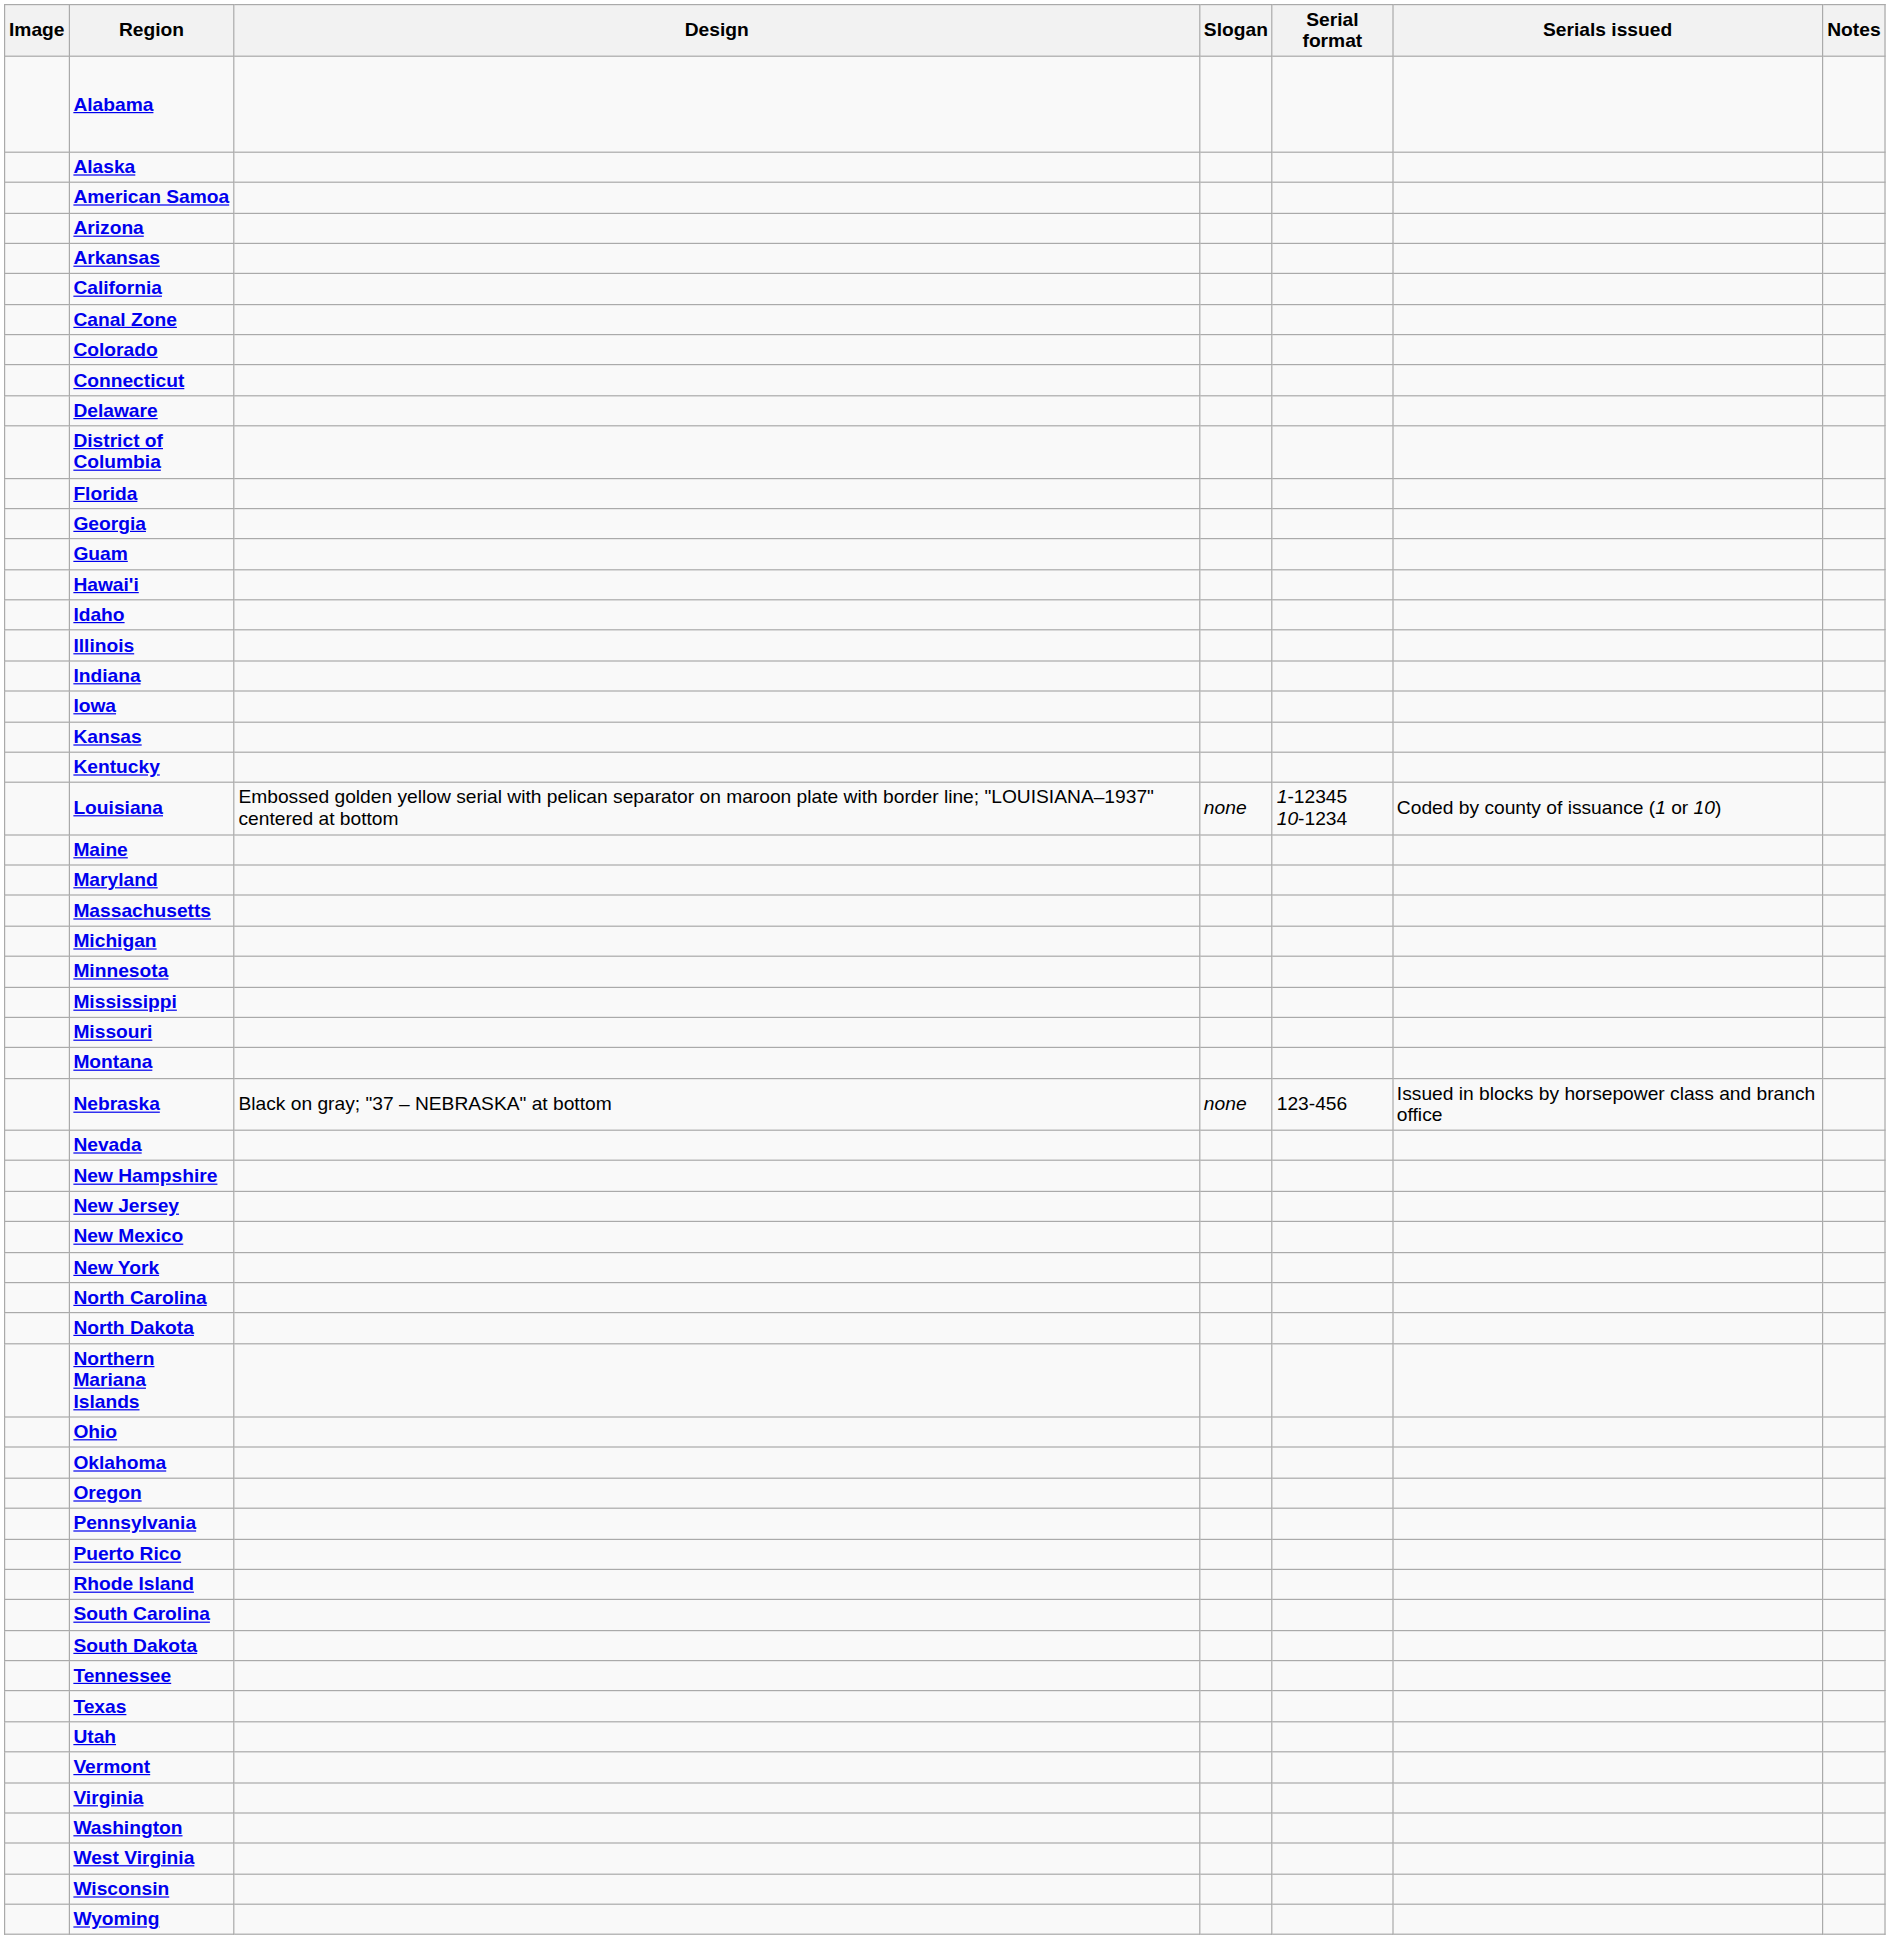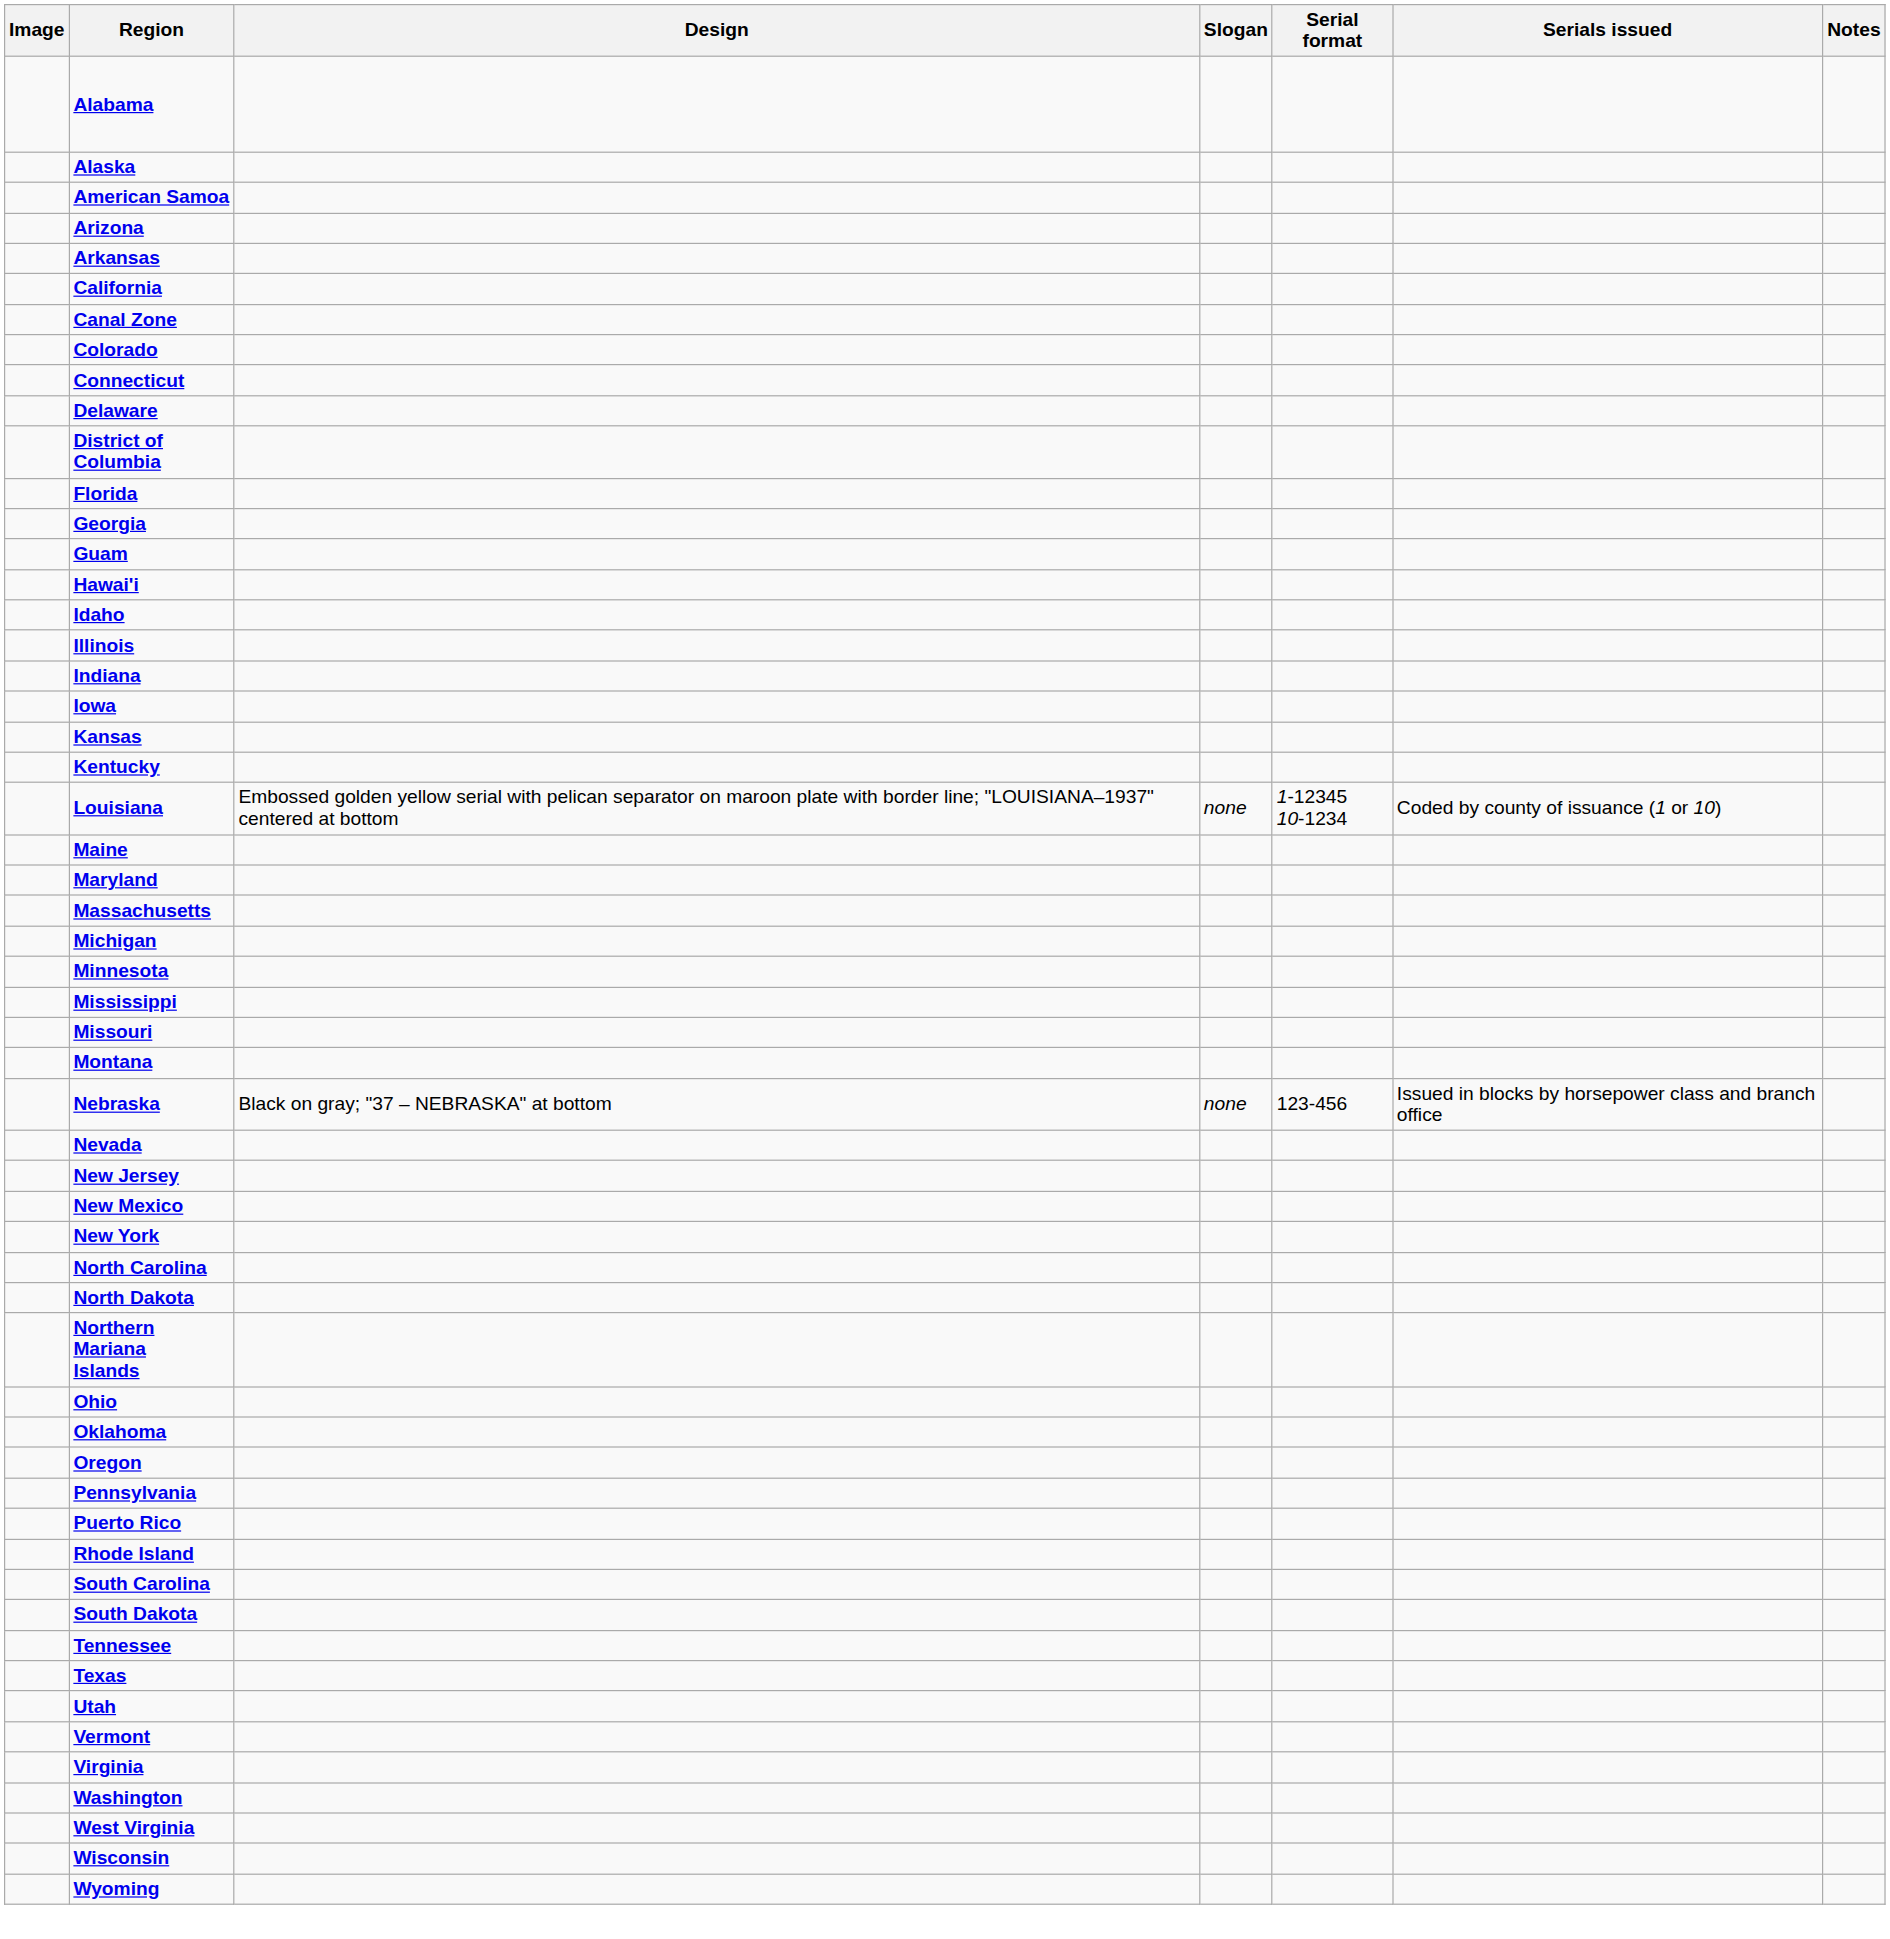- row: (145, 1175)
